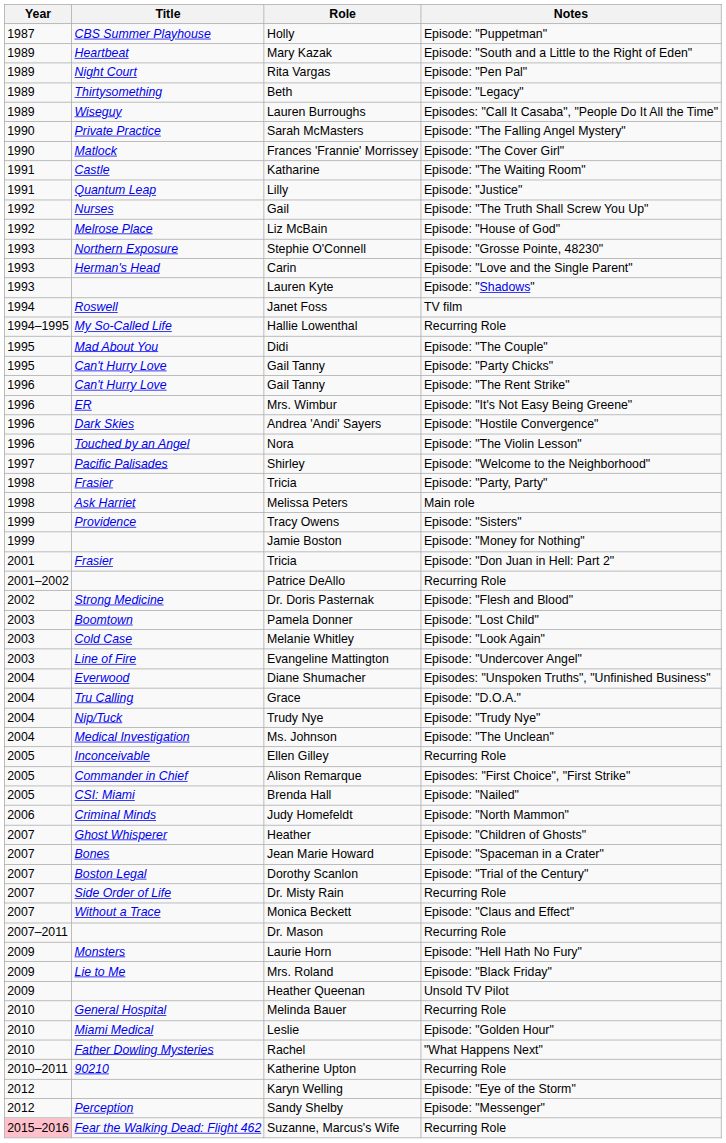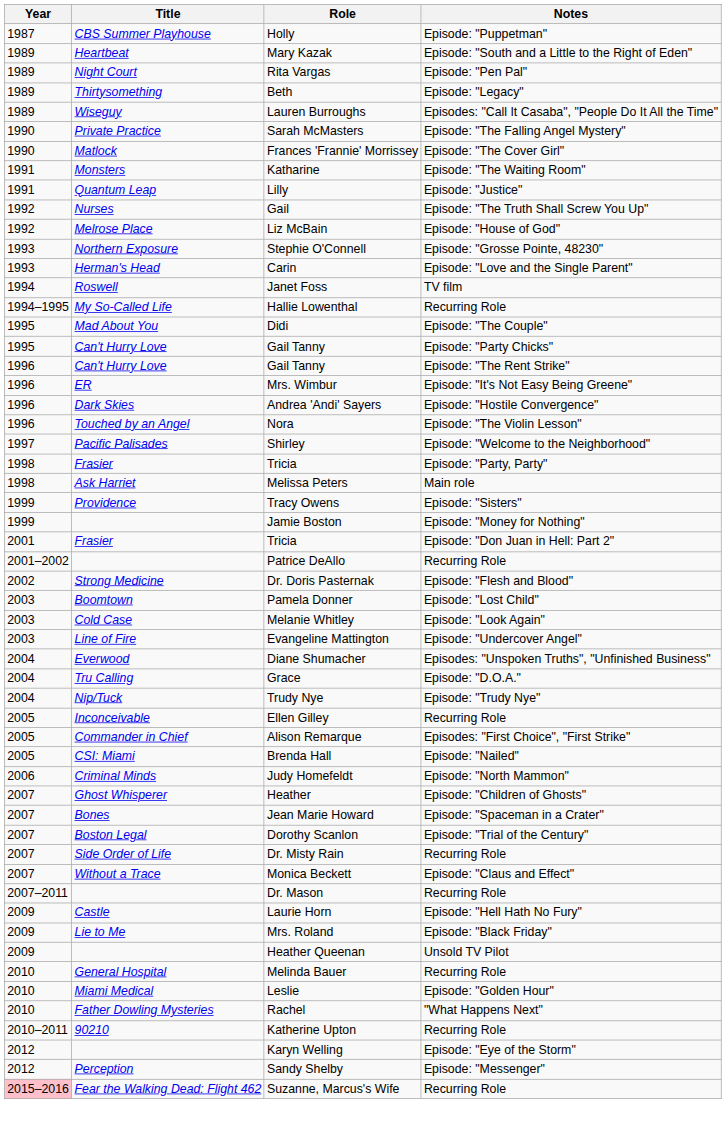(92, 170) Castle -> (100, 170) Monsters
- row: (300, 287)
- row: (302, 737)
(100, 952) Monsters -> (92, 913) Castle
